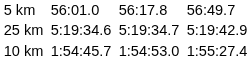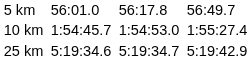rows swapped: (24, 51) <-> (24, 30)
